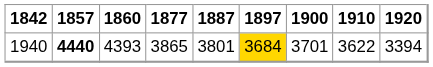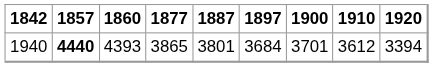(263, 47) gold background -> (263, 47) no background
(357, 47) 3622 -> (357, 47) 3612
